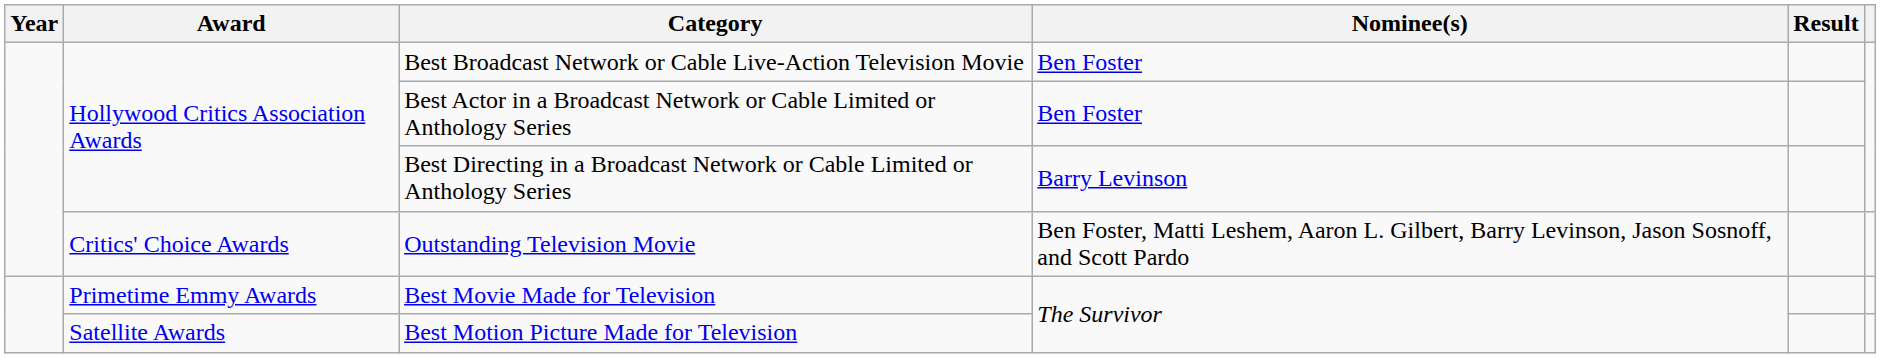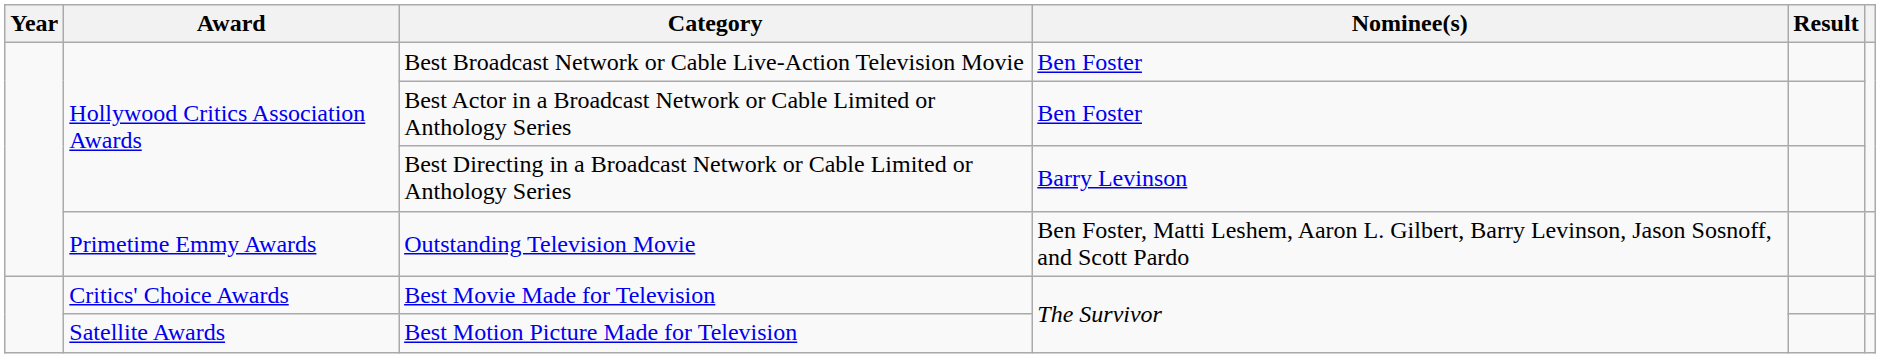(179, 243) Critics' Choice Awards -> (193, 243) Primetime Emmy Awards
(193, 294) Primetime Emmy Awards -> (179, 294) Critics' Choice Awards
